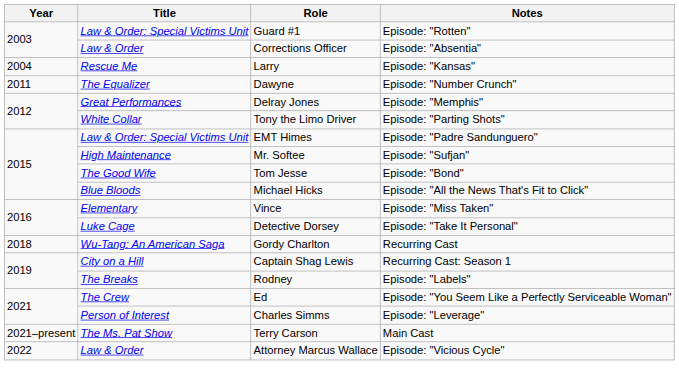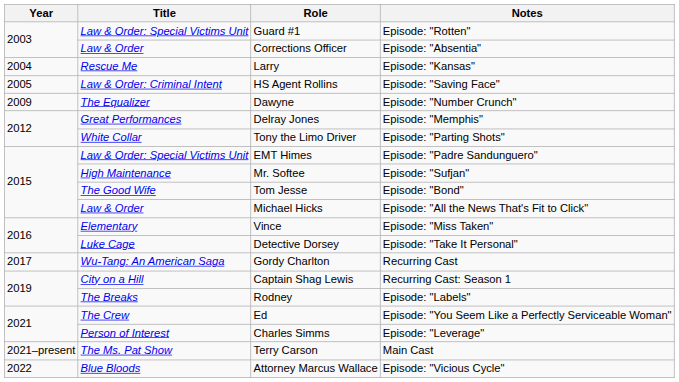+ row: (296, 84)
(19, 84) 2011 -> (19, 102) 2009
(110, 191) Blue Bloods -> (112, 208) Law & Order
(19, 244) 2018 -> (19, 262) 2017
(112, 350) Law & Order -> (110, 368) Blue Bloods
